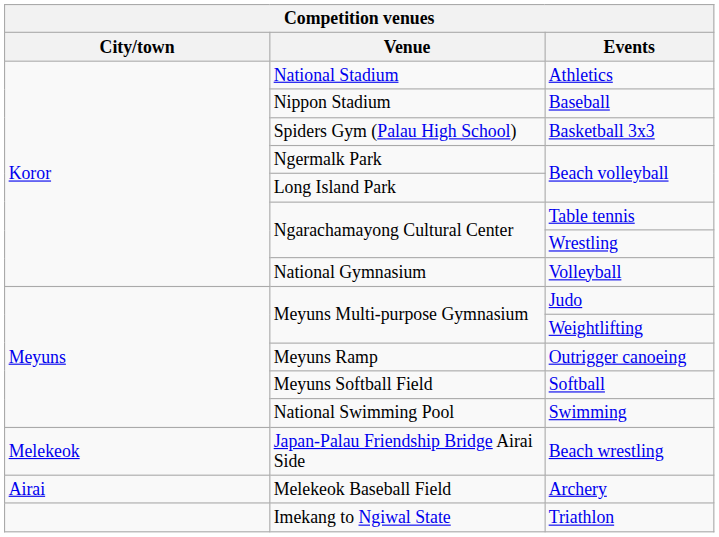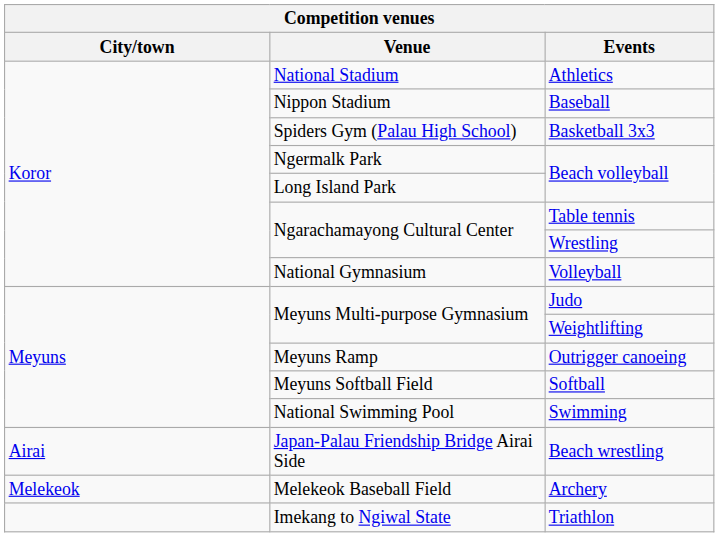(44, 451) Melekeok -> (27, 451) Airai
(27, 489) Airai -> (44, 489) Melekeok
